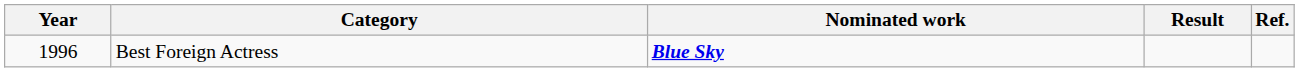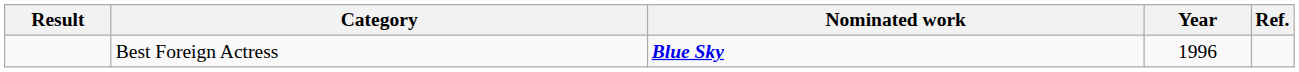columns swapped: (58, 19) <-> (1198, 19)
